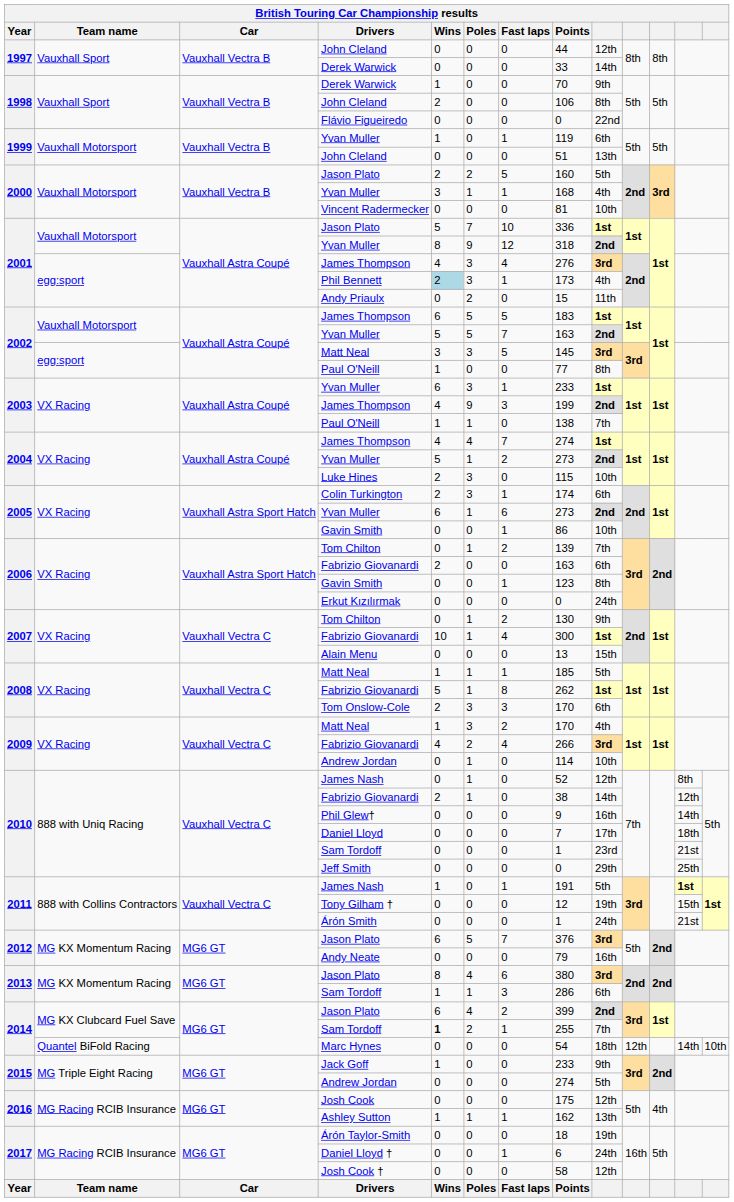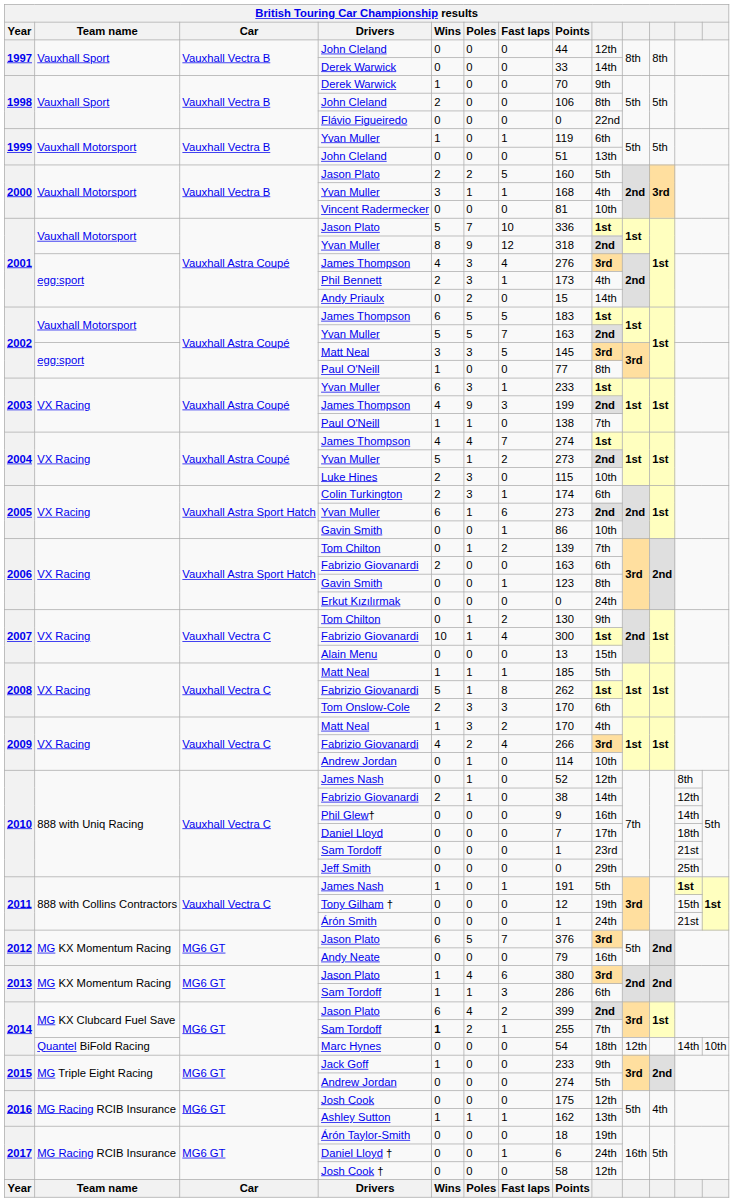(437, 281) lightblue background -> (437, 281) no background
(605, 298) 11th -> (606, 298) 14th
(437, 975) 8 -> (437, 975) 1
